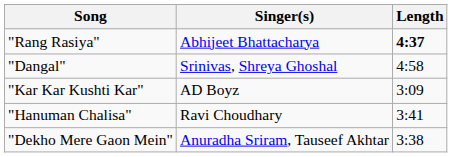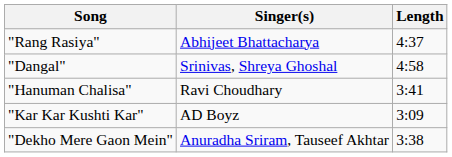(410, 41) bold -> (410, 41) normal
rows swapped: (76, 90) <-> (70, 115)
